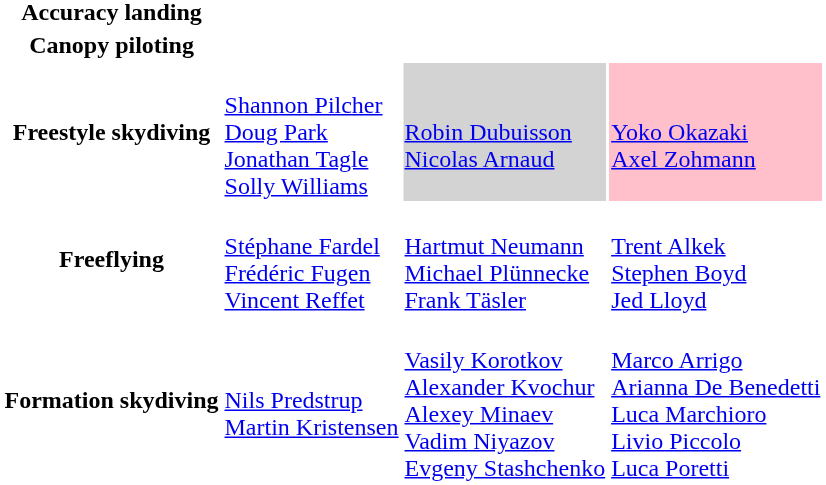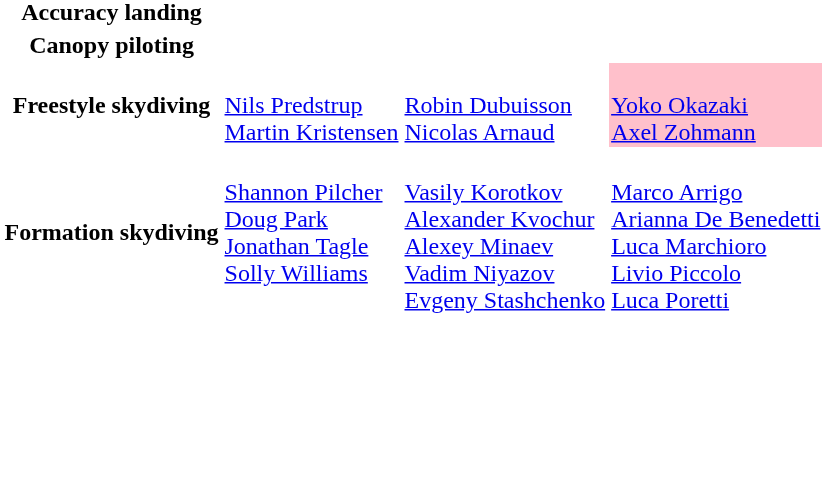(304, 145) Shannon Pilcher Doug Park Jonathan Tagle Solly Williams -> (312, 118) Nils Predstrup Martin Kristensen
(488, 145) lightgrey background -> (488, 118) no background
- row: (112, 259)
(312, 413) Nils Predstrup Martin Kristensen -> (304, 232) Shannon Pilcher Doug Park Jonathan Tagle Solly Williams
